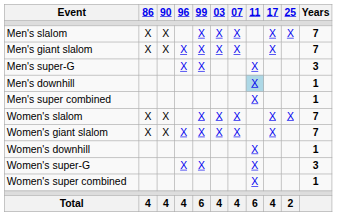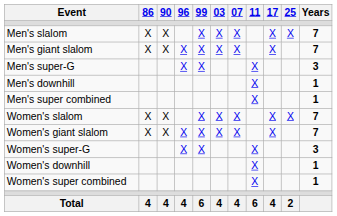(255, 83) lightblue background -> (255, 83) no background
rows swapped: (48, 165) <-> (48, 149)
